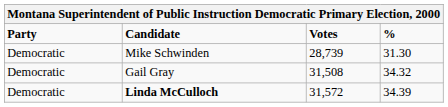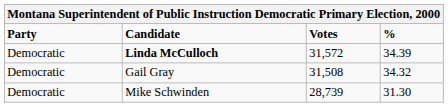rows swapped: (172, 92) <-> (167, 53)
